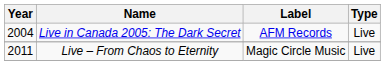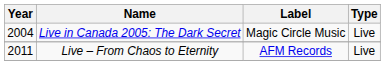(296, 33) AFM Records -> (296, 33) Magic Circle Music
(296, 51) Magic Circle Music -> (296, 51) AFM Records
